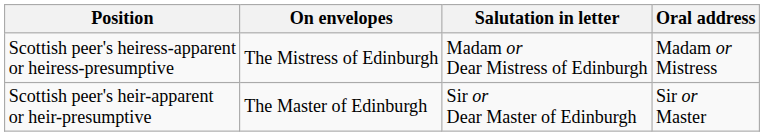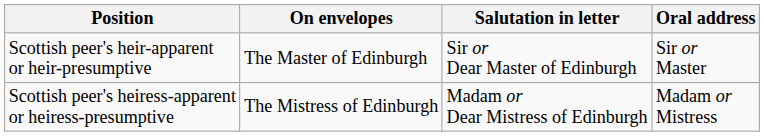rows swapped: (111, 106) <-> (122, 57)
